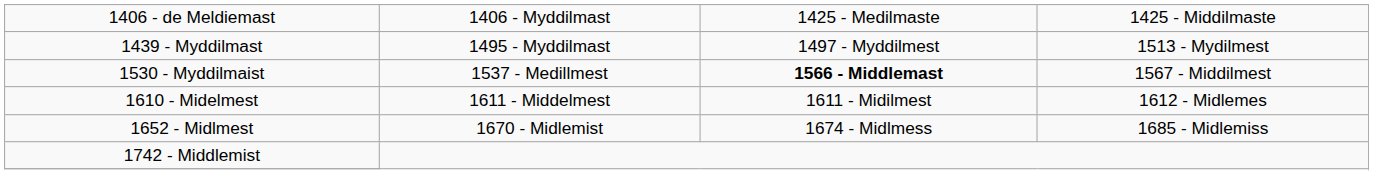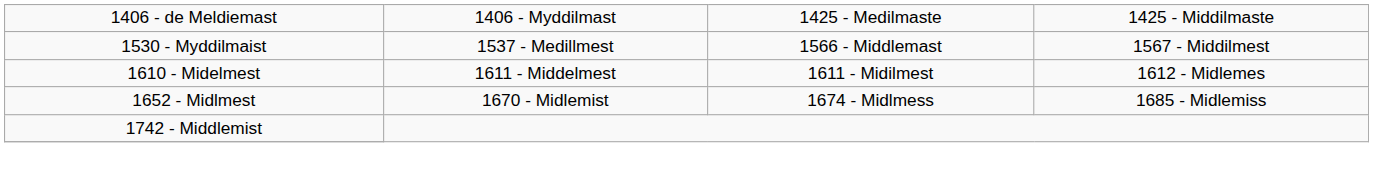- row: (192, 45)
(869, 73) bold -> (871, 45) normal
